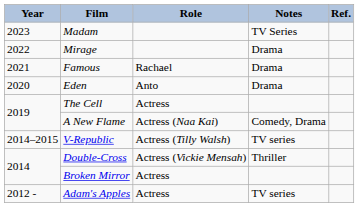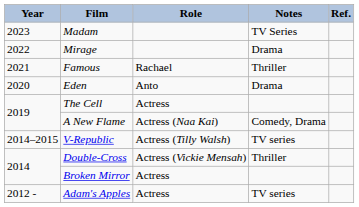(267, 67) Drama -> (269, 67) Thriller
